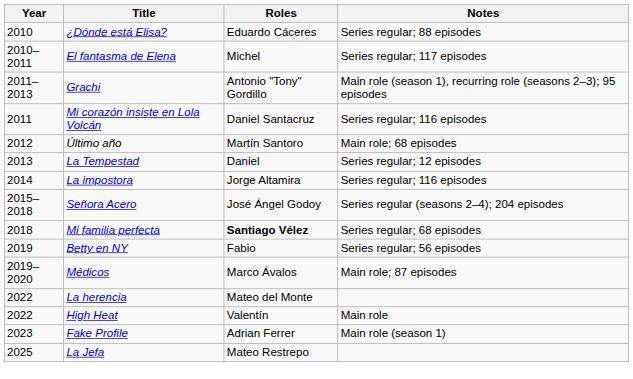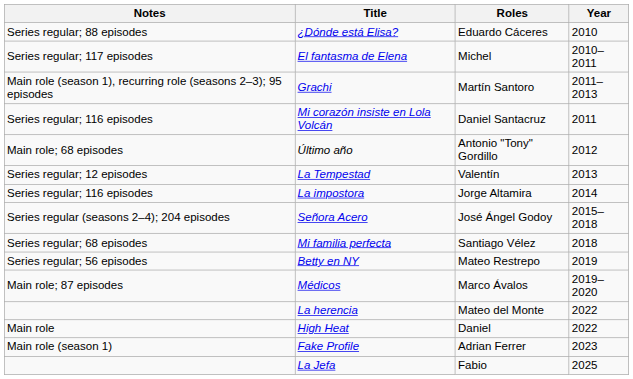columns swapped: (34, 13) <-> (483, 13)
(264, 87) Antonio "Tony" Gordillo -> (496, 87) Martín Santoro
(265, 143) Martín Santoro -> (495, 150) Antonio "Tony" Gordillo
(243, 162) Daniel -> (479, 175) Valentín
(268, 229) bold -> (497, 242) normal
(241, 248) Fabio -> (499, 261) Mateo Restrepo
(248, 315) Valentín -> (474, 328) Daniel
(268, 352) Mateo Restrepo -> (472, 365) Fabio
